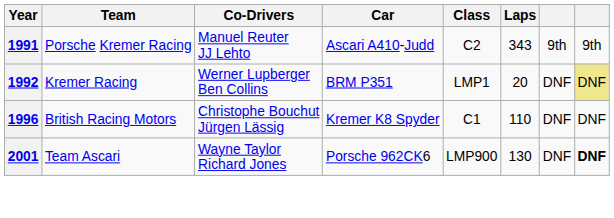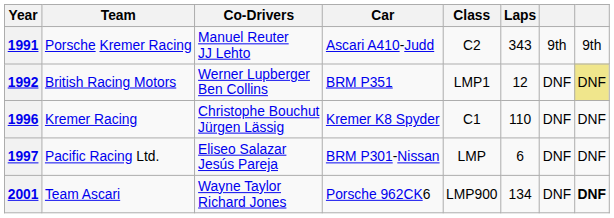(91, 83) Kremer Racing -> (111, 83) British Racing Motors
(520, 83) 20 -> (520, 83) 12
(111, 120) British Racing Motors -> (91, 120) Kremer Racing
+ row: (23, 157)
(520, 157) 130 -> (520, 194) 134
